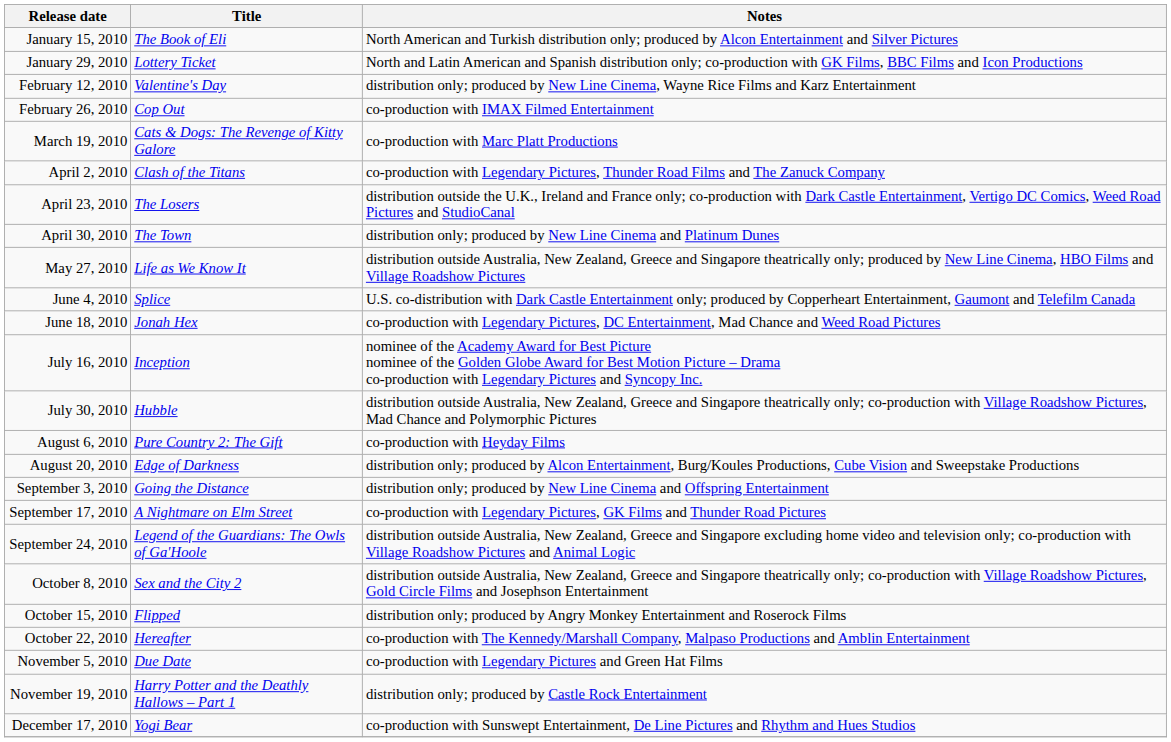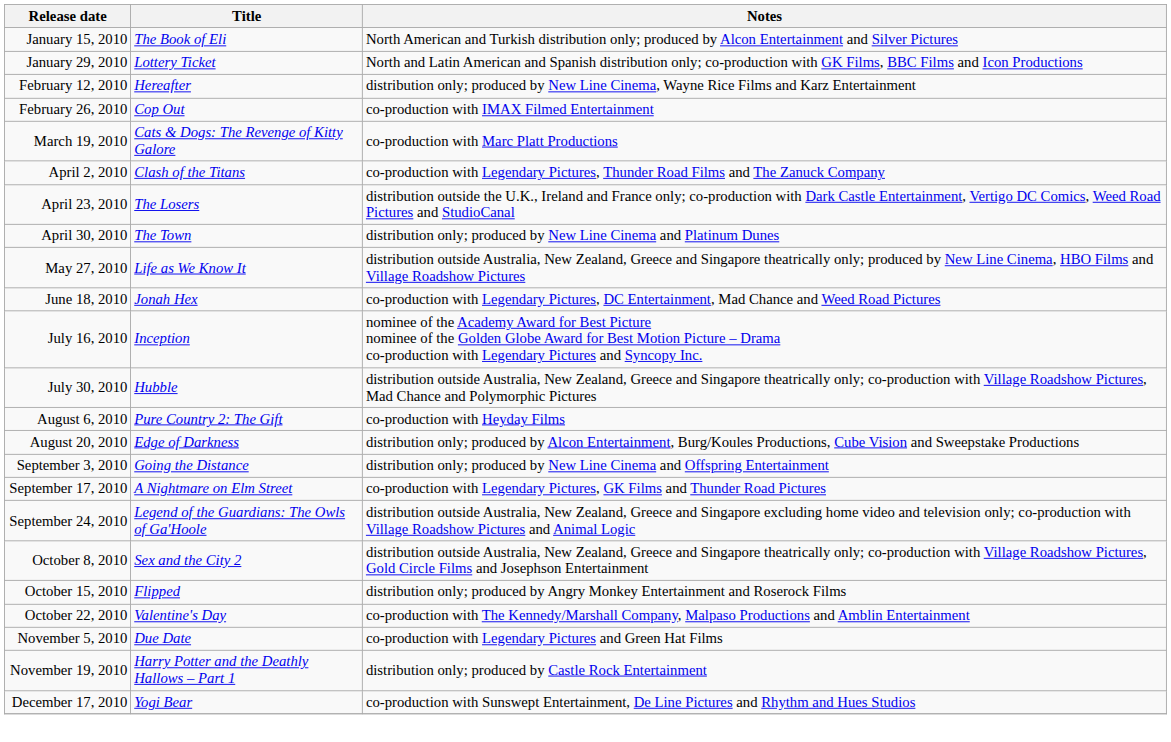(180, 86) Valentine's Day -> (163, 86) Hereafter
- row: (90, 299)
(163, 638) Hereafter -> (180, 615) Valentine's Day
